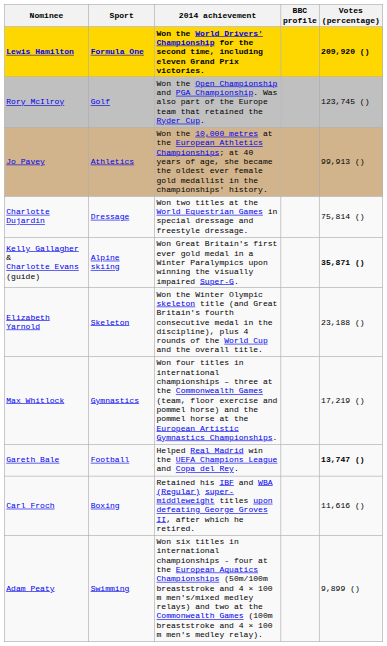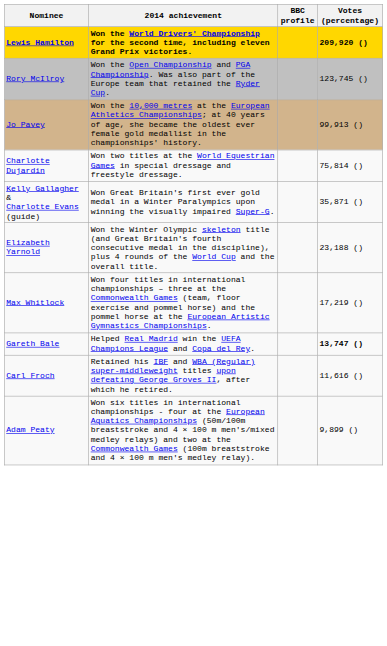- column: (122, 16)
(343, 263) bold -> (341, 202) normal
